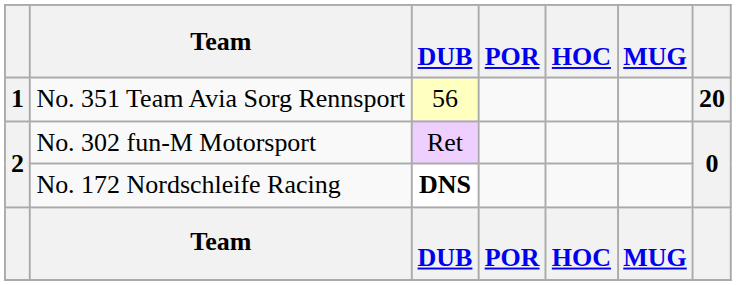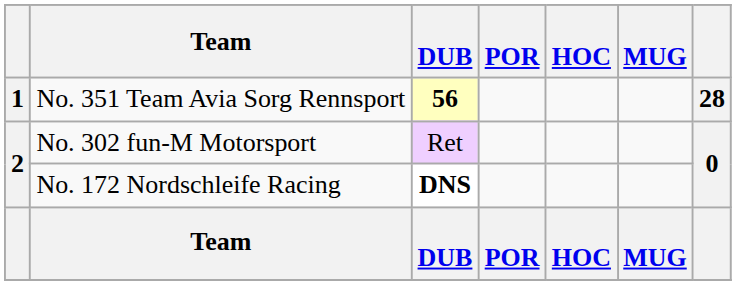(445, 98) normal -> (445, 98) bold
(712, 98) 20 -> (712, 98) 28
